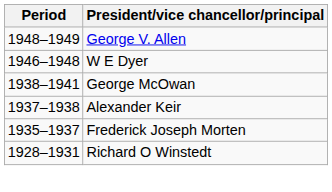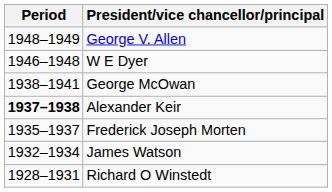(44, 107) normal -> (44, 107) bold
+ row: (134, 152)
